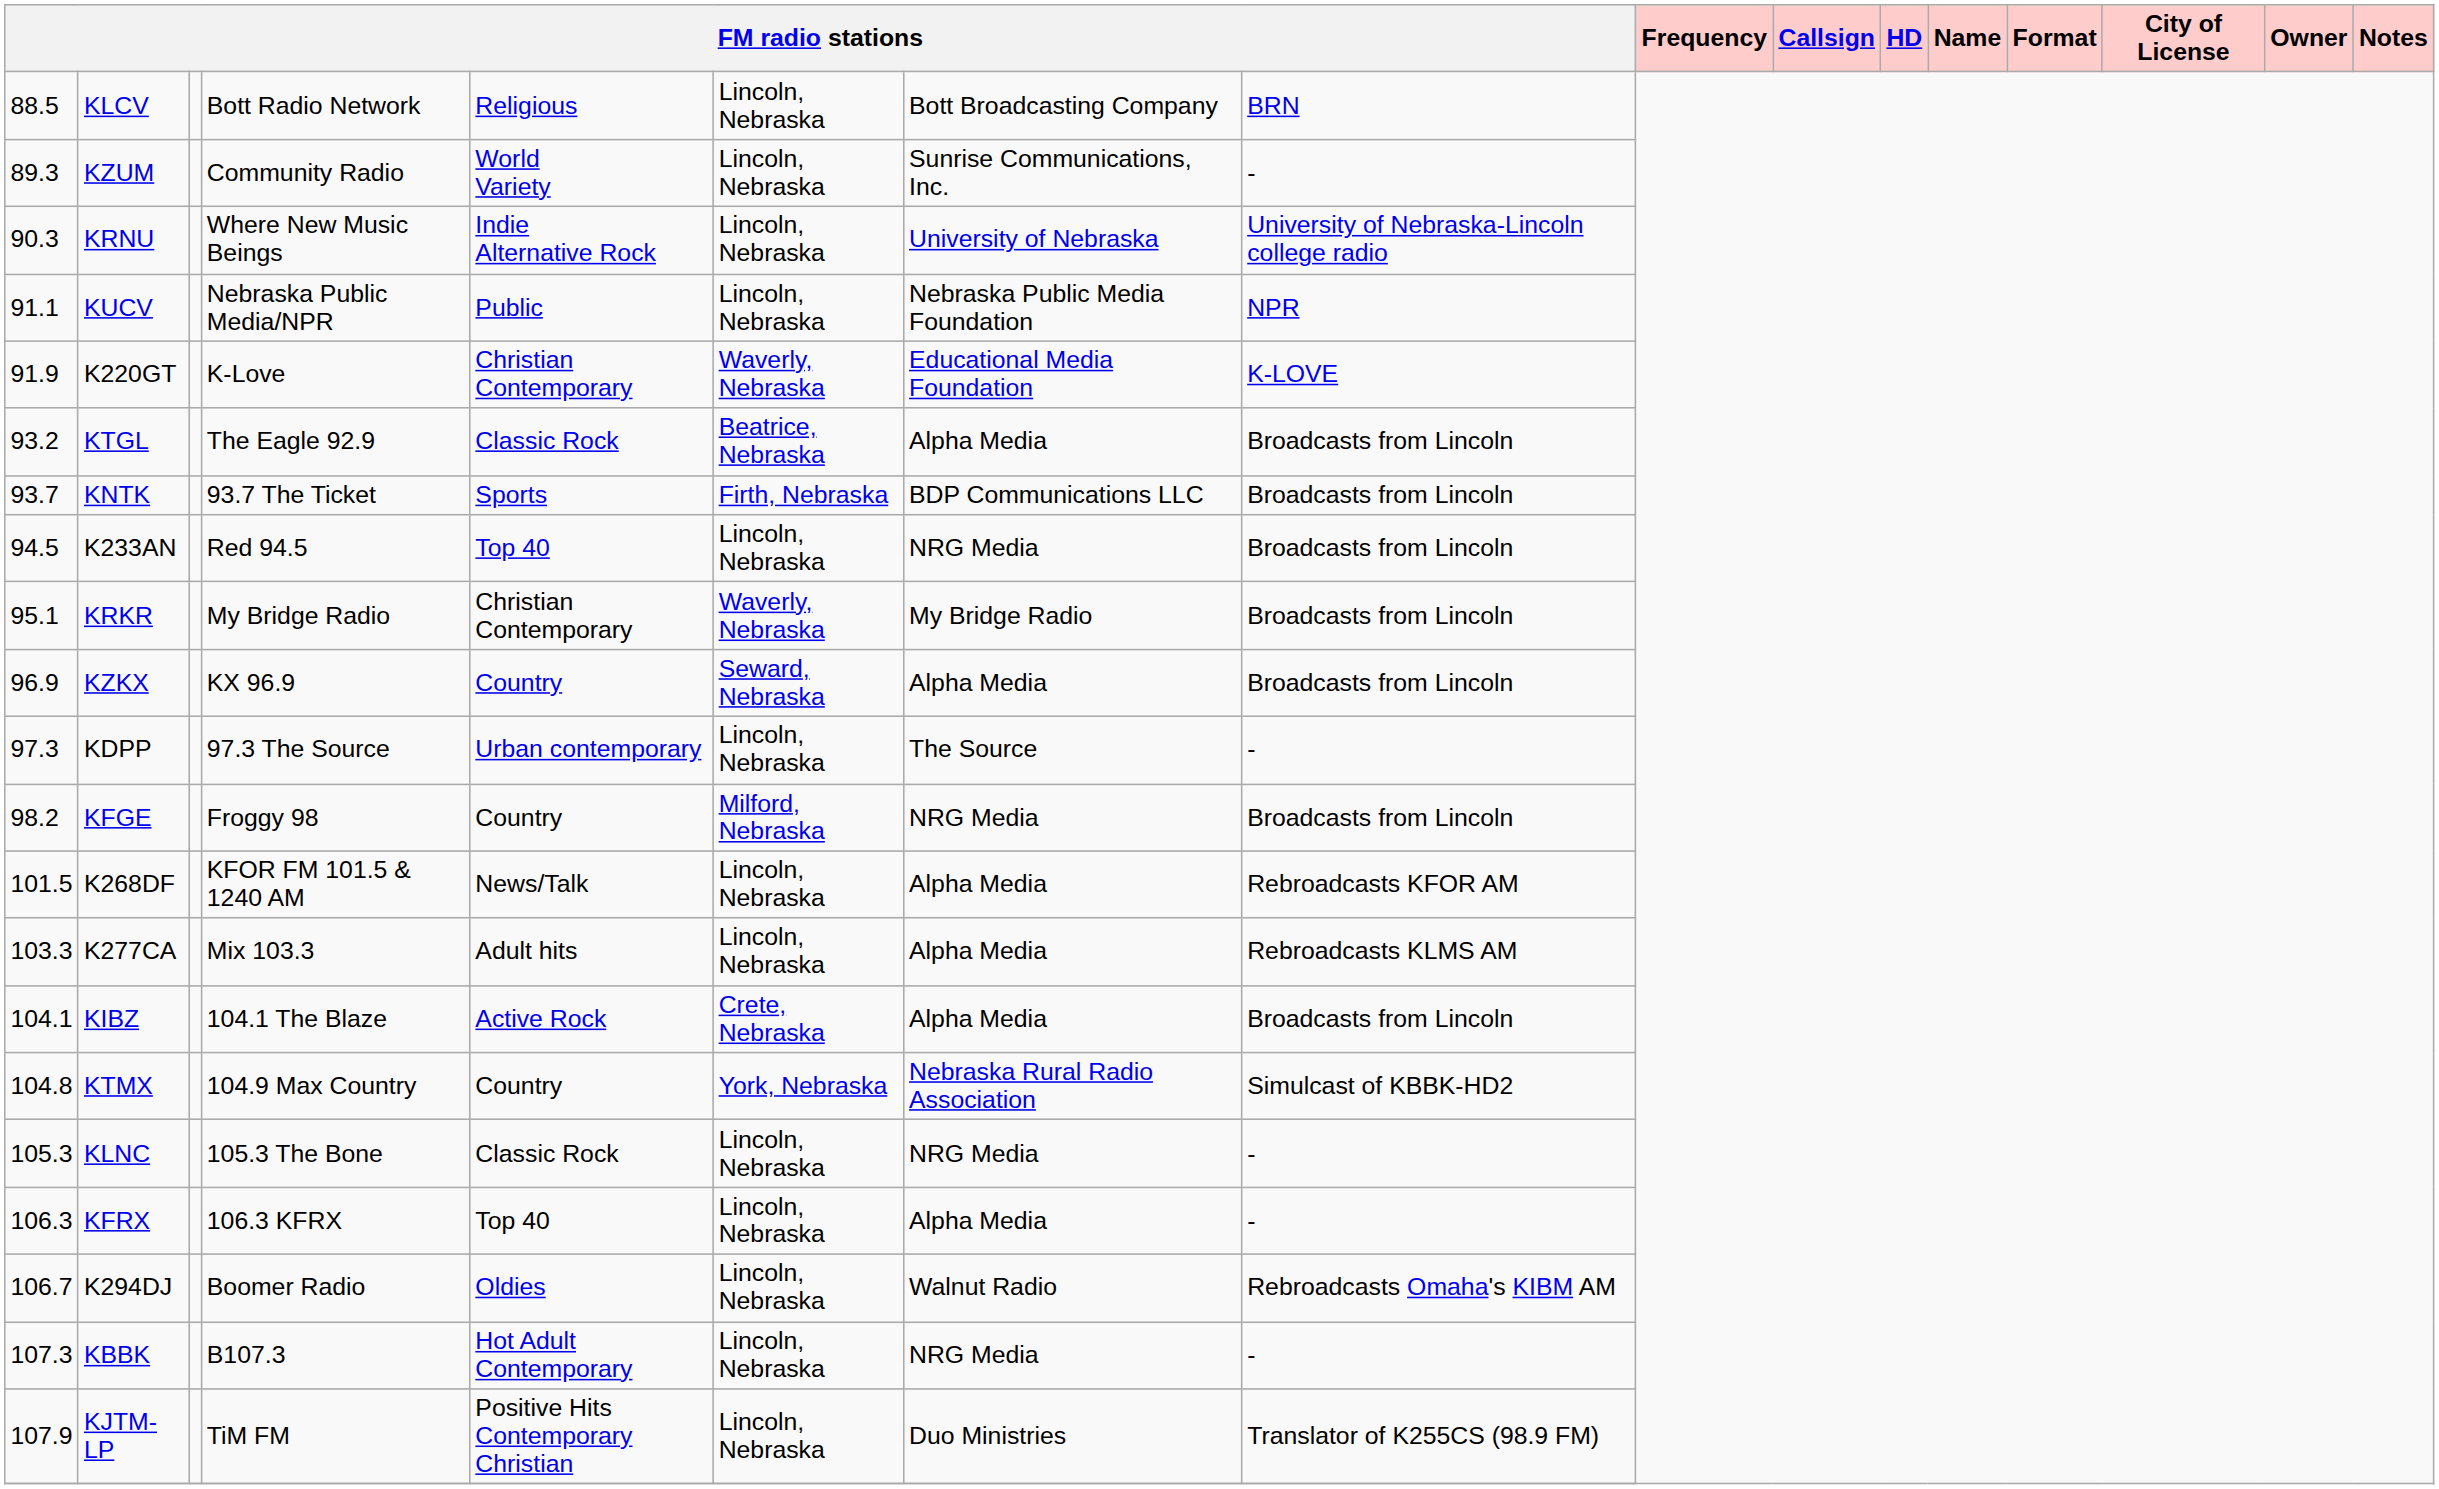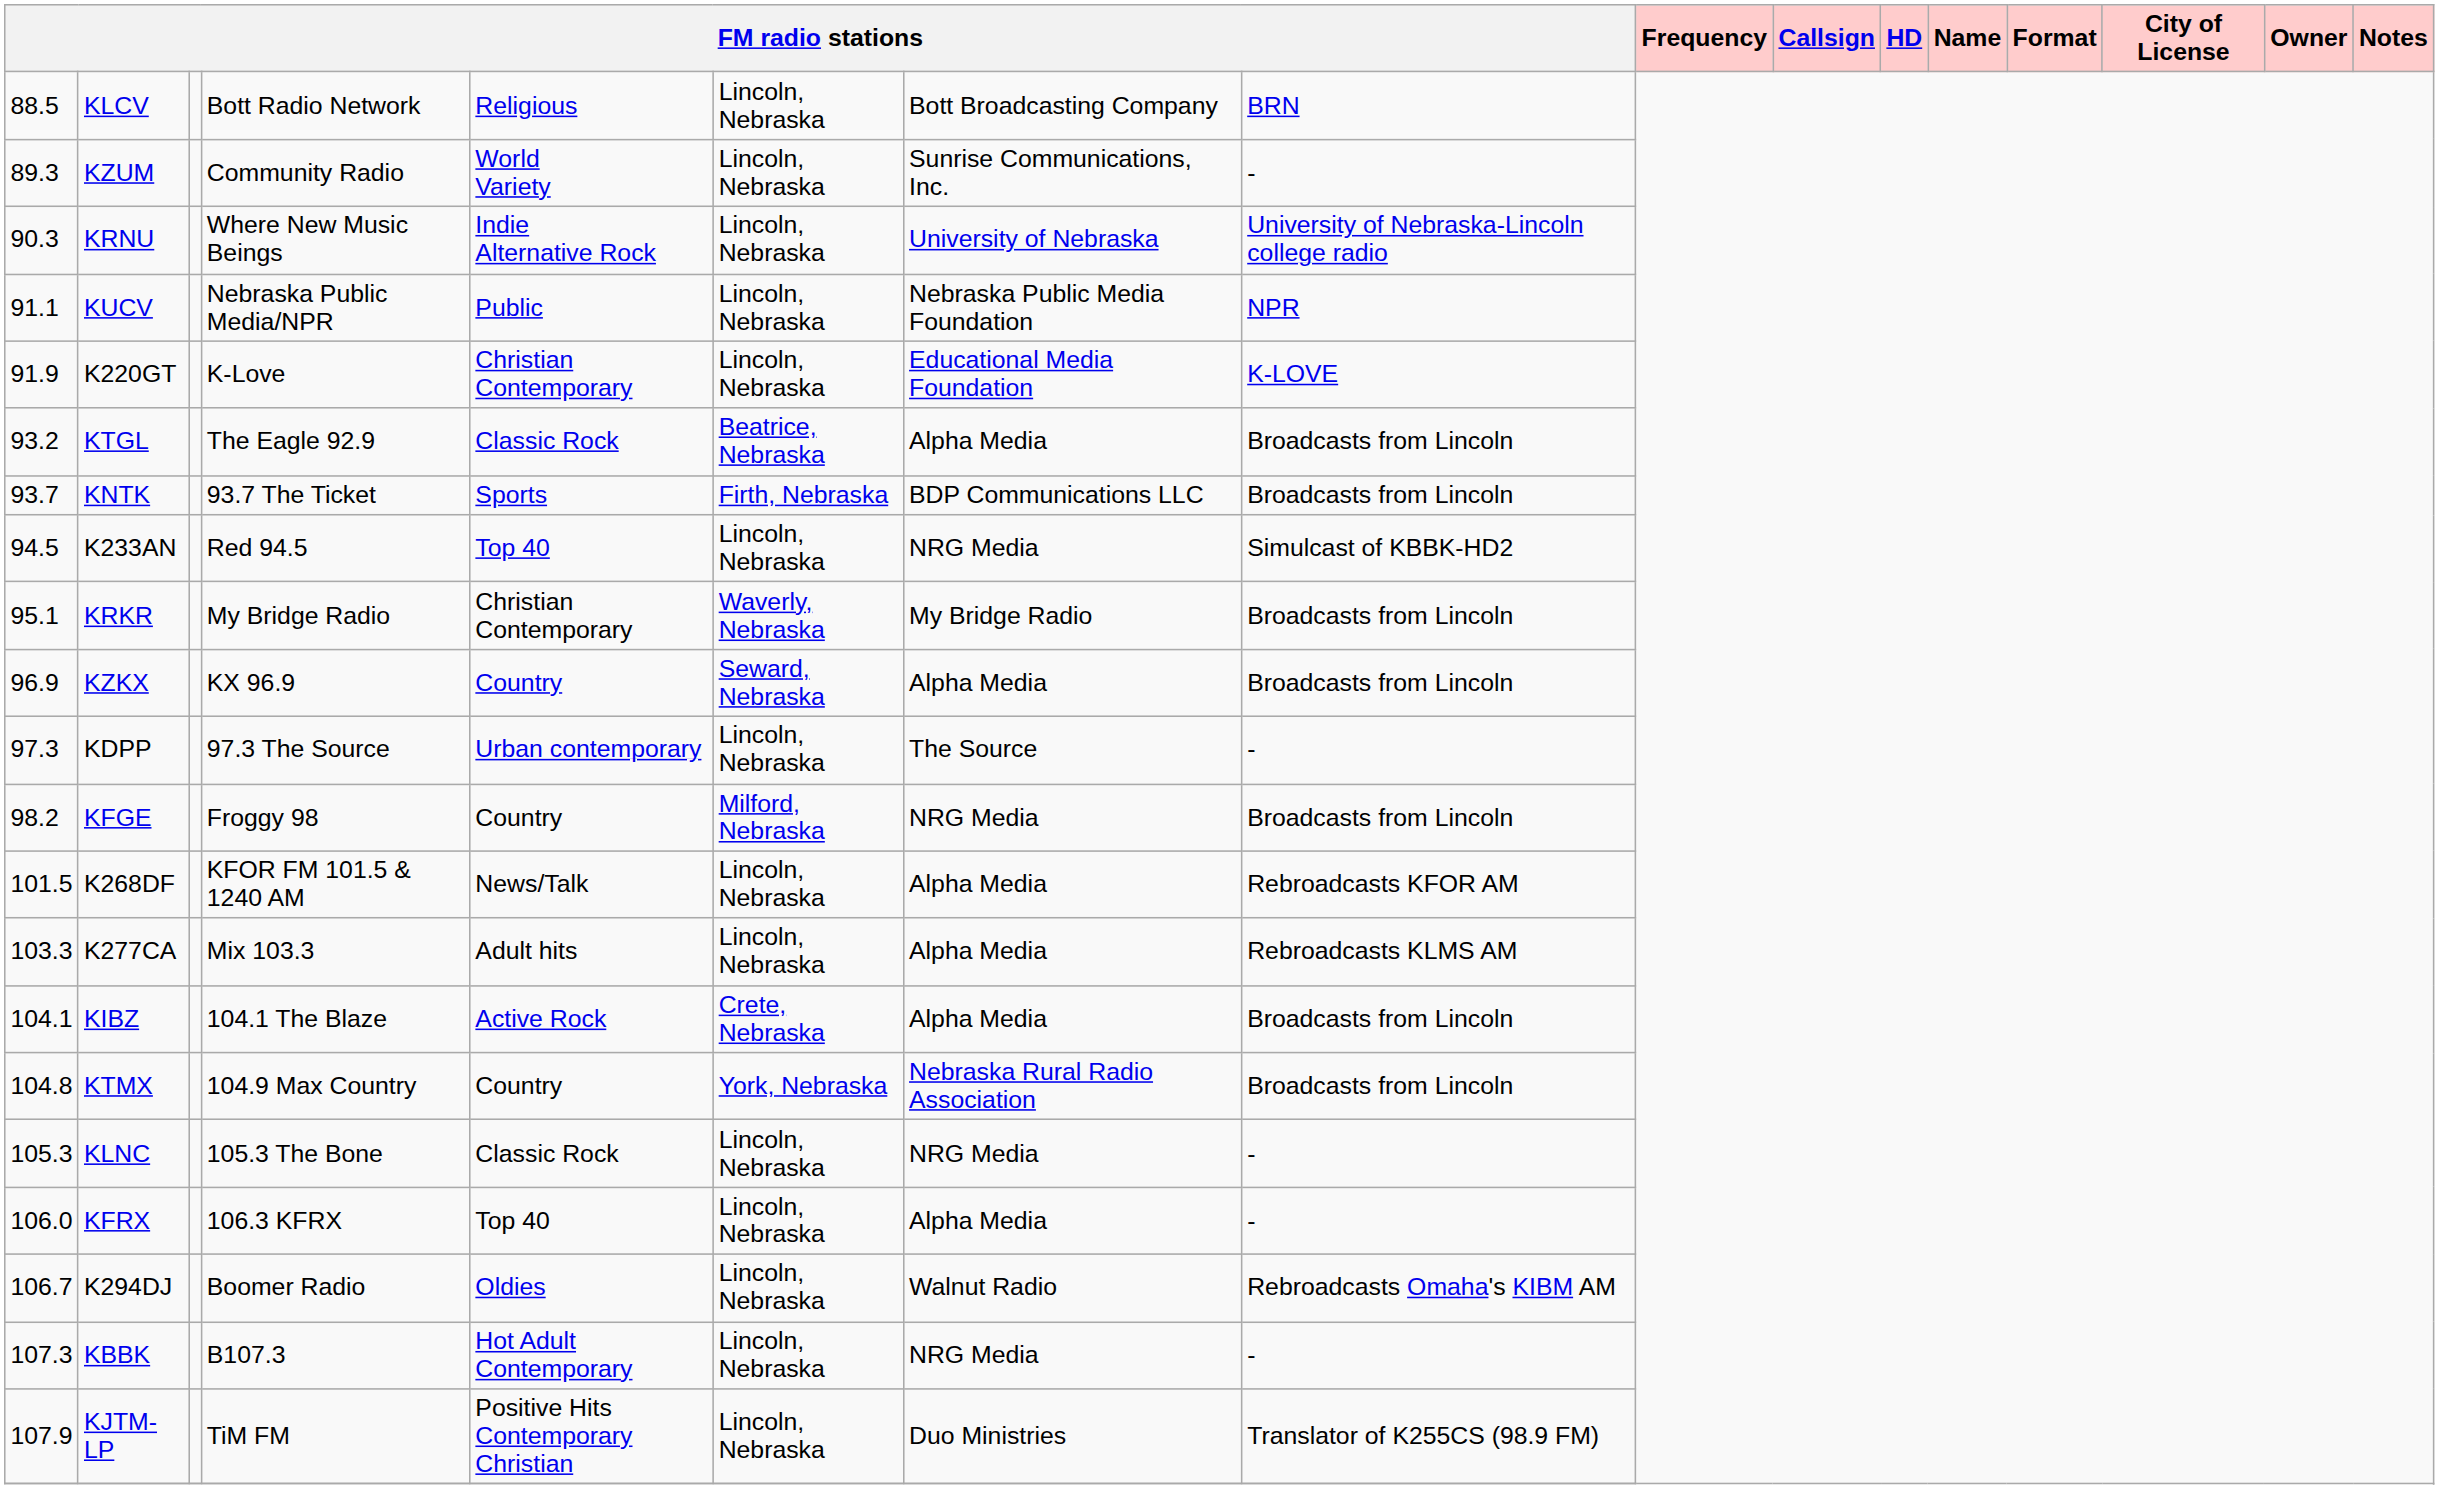(772, 374) Waverly, Nebraska -> (772, 374) Lincoln, Nebraska
(1380, 548) Broadcasts from Lincoln -> (1380, 548) Simulcast of KBBK-HD2
(1380, 1085) Simulcast of KBBK-HD2 -> (1380, 1085) Broadcasts from Lincoln
(42, 1220) 106.3 -> (42, 1220) 106.0
